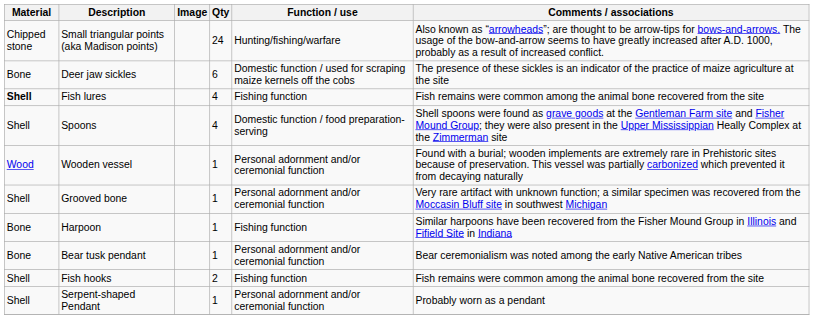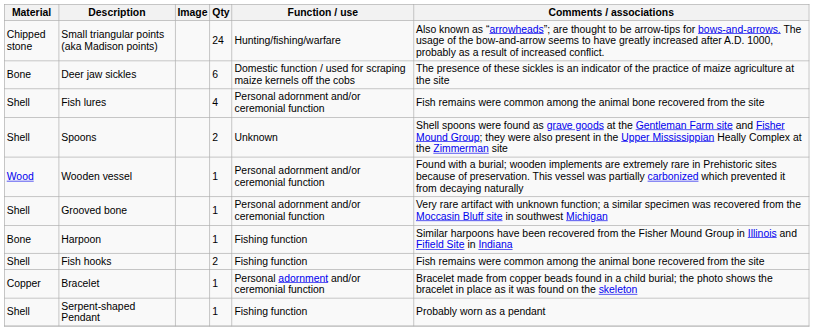(19, 97) bold -> (18, 103) normal
(271, 97) Fishing function -> (297, 103) Personal adornment and/or ceremonial function
(215, 125) 4 -> (215, 137) 2
(319, 125) Domestic function / food preparation-serving -> (256, 137) Unknown
- row: (103, 255)
+ row: (80, 284)
(297, 300) Personal adornment and/or ceremonial function -> (271, 312) Fishing function
